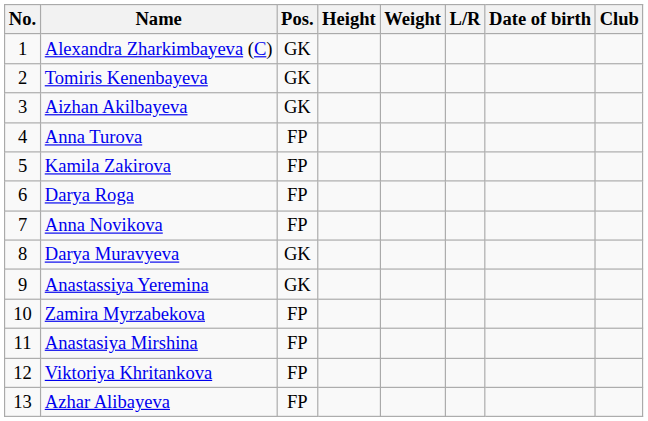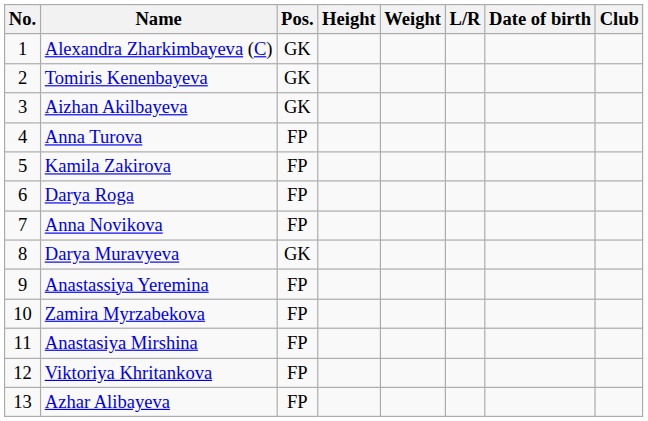(297, 284) GK -> (297, 284) FP
